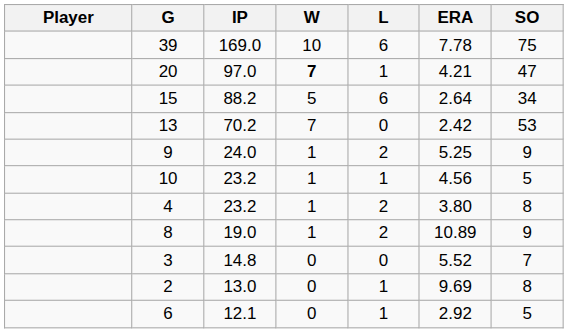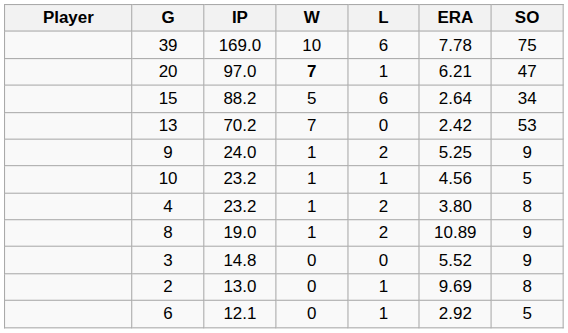(455, 71) 4.21 -> (455, 71) 6.21
(527, 260) 7 -> (527, 260) 9
